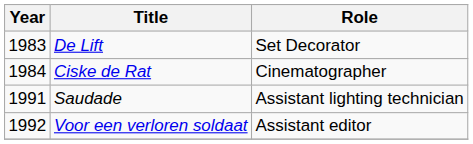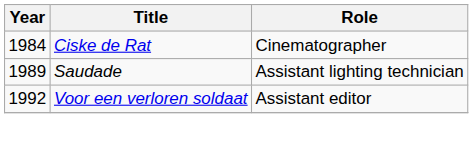- row: (78, 44)
(27, 98) 1991 -> (27, 71) 1989
